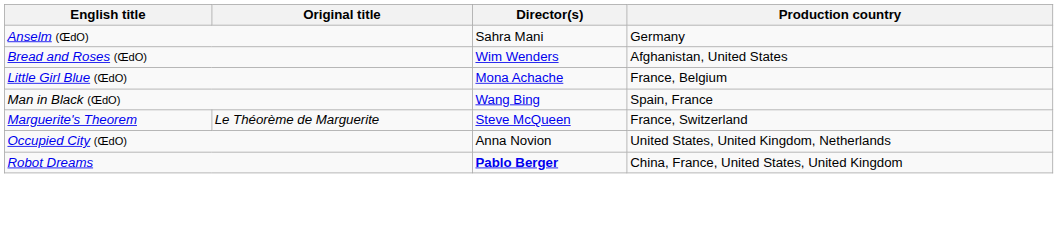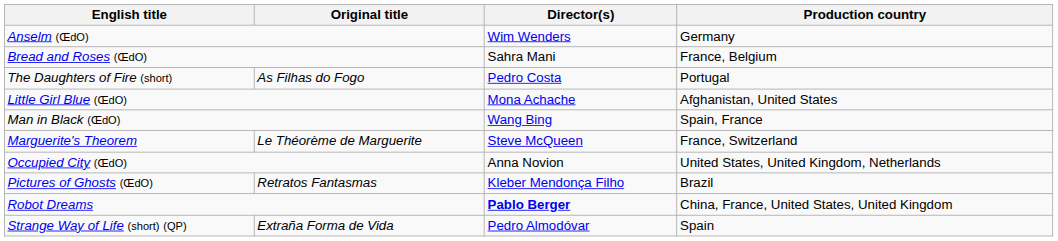(509, 36) Sahra Mani -> (529, 36) Wim Wenders
(517, 57) Wim Wenders -> (522, 57) Sahra Mani
(709, 57) Afghanistan, United States -> (728, 57) France, Belgium
+ row: (90, 78)
(679, 78) France, Belgium -> (759, 99) Afghanistan, United States
+ row: (80, 183)
+ row: (97, 225)
